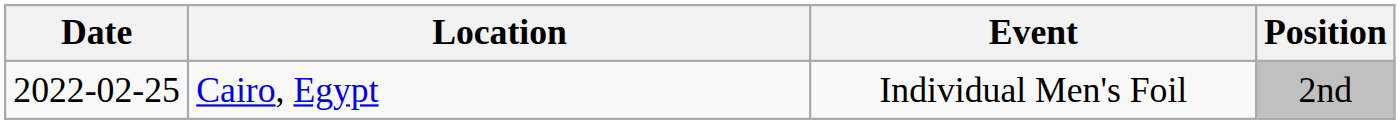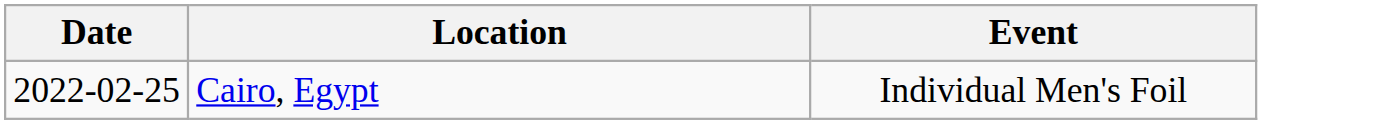- column: (1325, 32)
